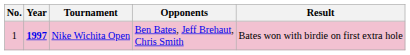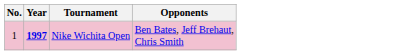- column: (321, 13)
